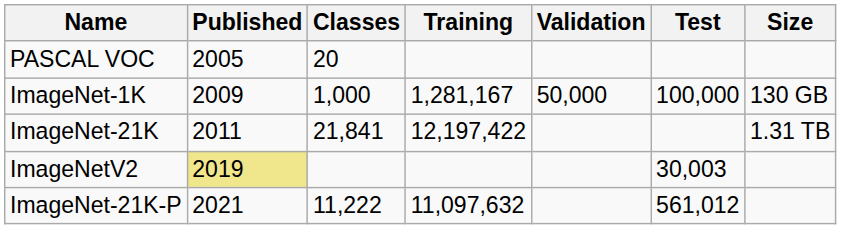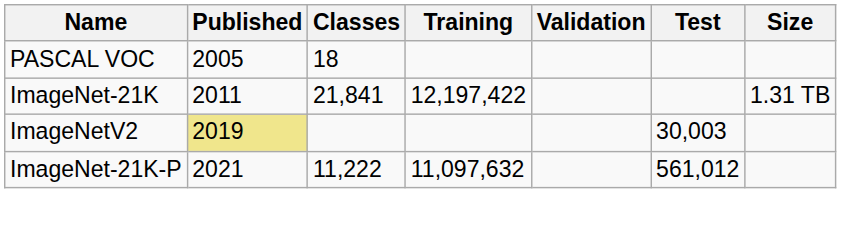(326, 59) 20 -> (326, 59) 18
- row: (78, 95)
